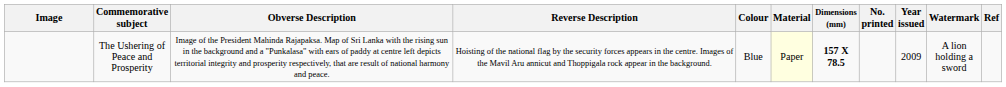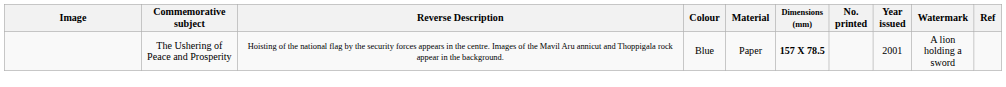- column: (312, 18)
(792, 56) lightyellow background -> (751, 51) no background
(911, 56) 2009 -> (892, 51) 2001
